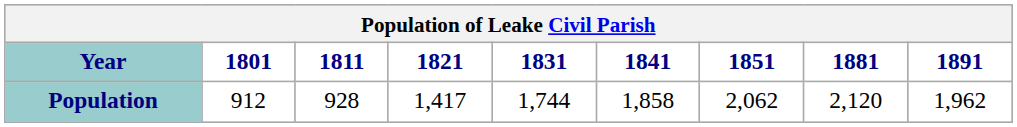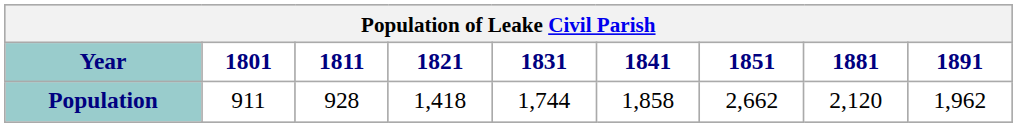(248, 101) 912 -> (248, 101) 911
(440, 101) 1,417 -> (440, 101) 1,418
(752, 101) 2,062 -> (752, 101) 2,662
